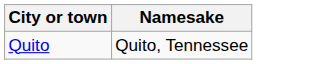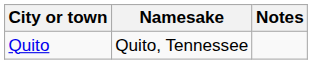+ column: (280, 18)
